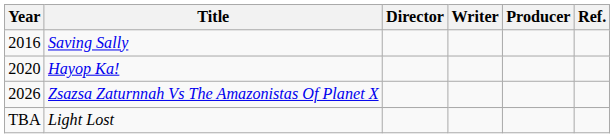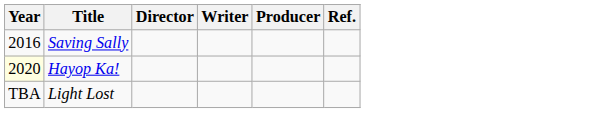(24, 68) no background -> (24, 68) lightyellow background
- row: (213, 94)
